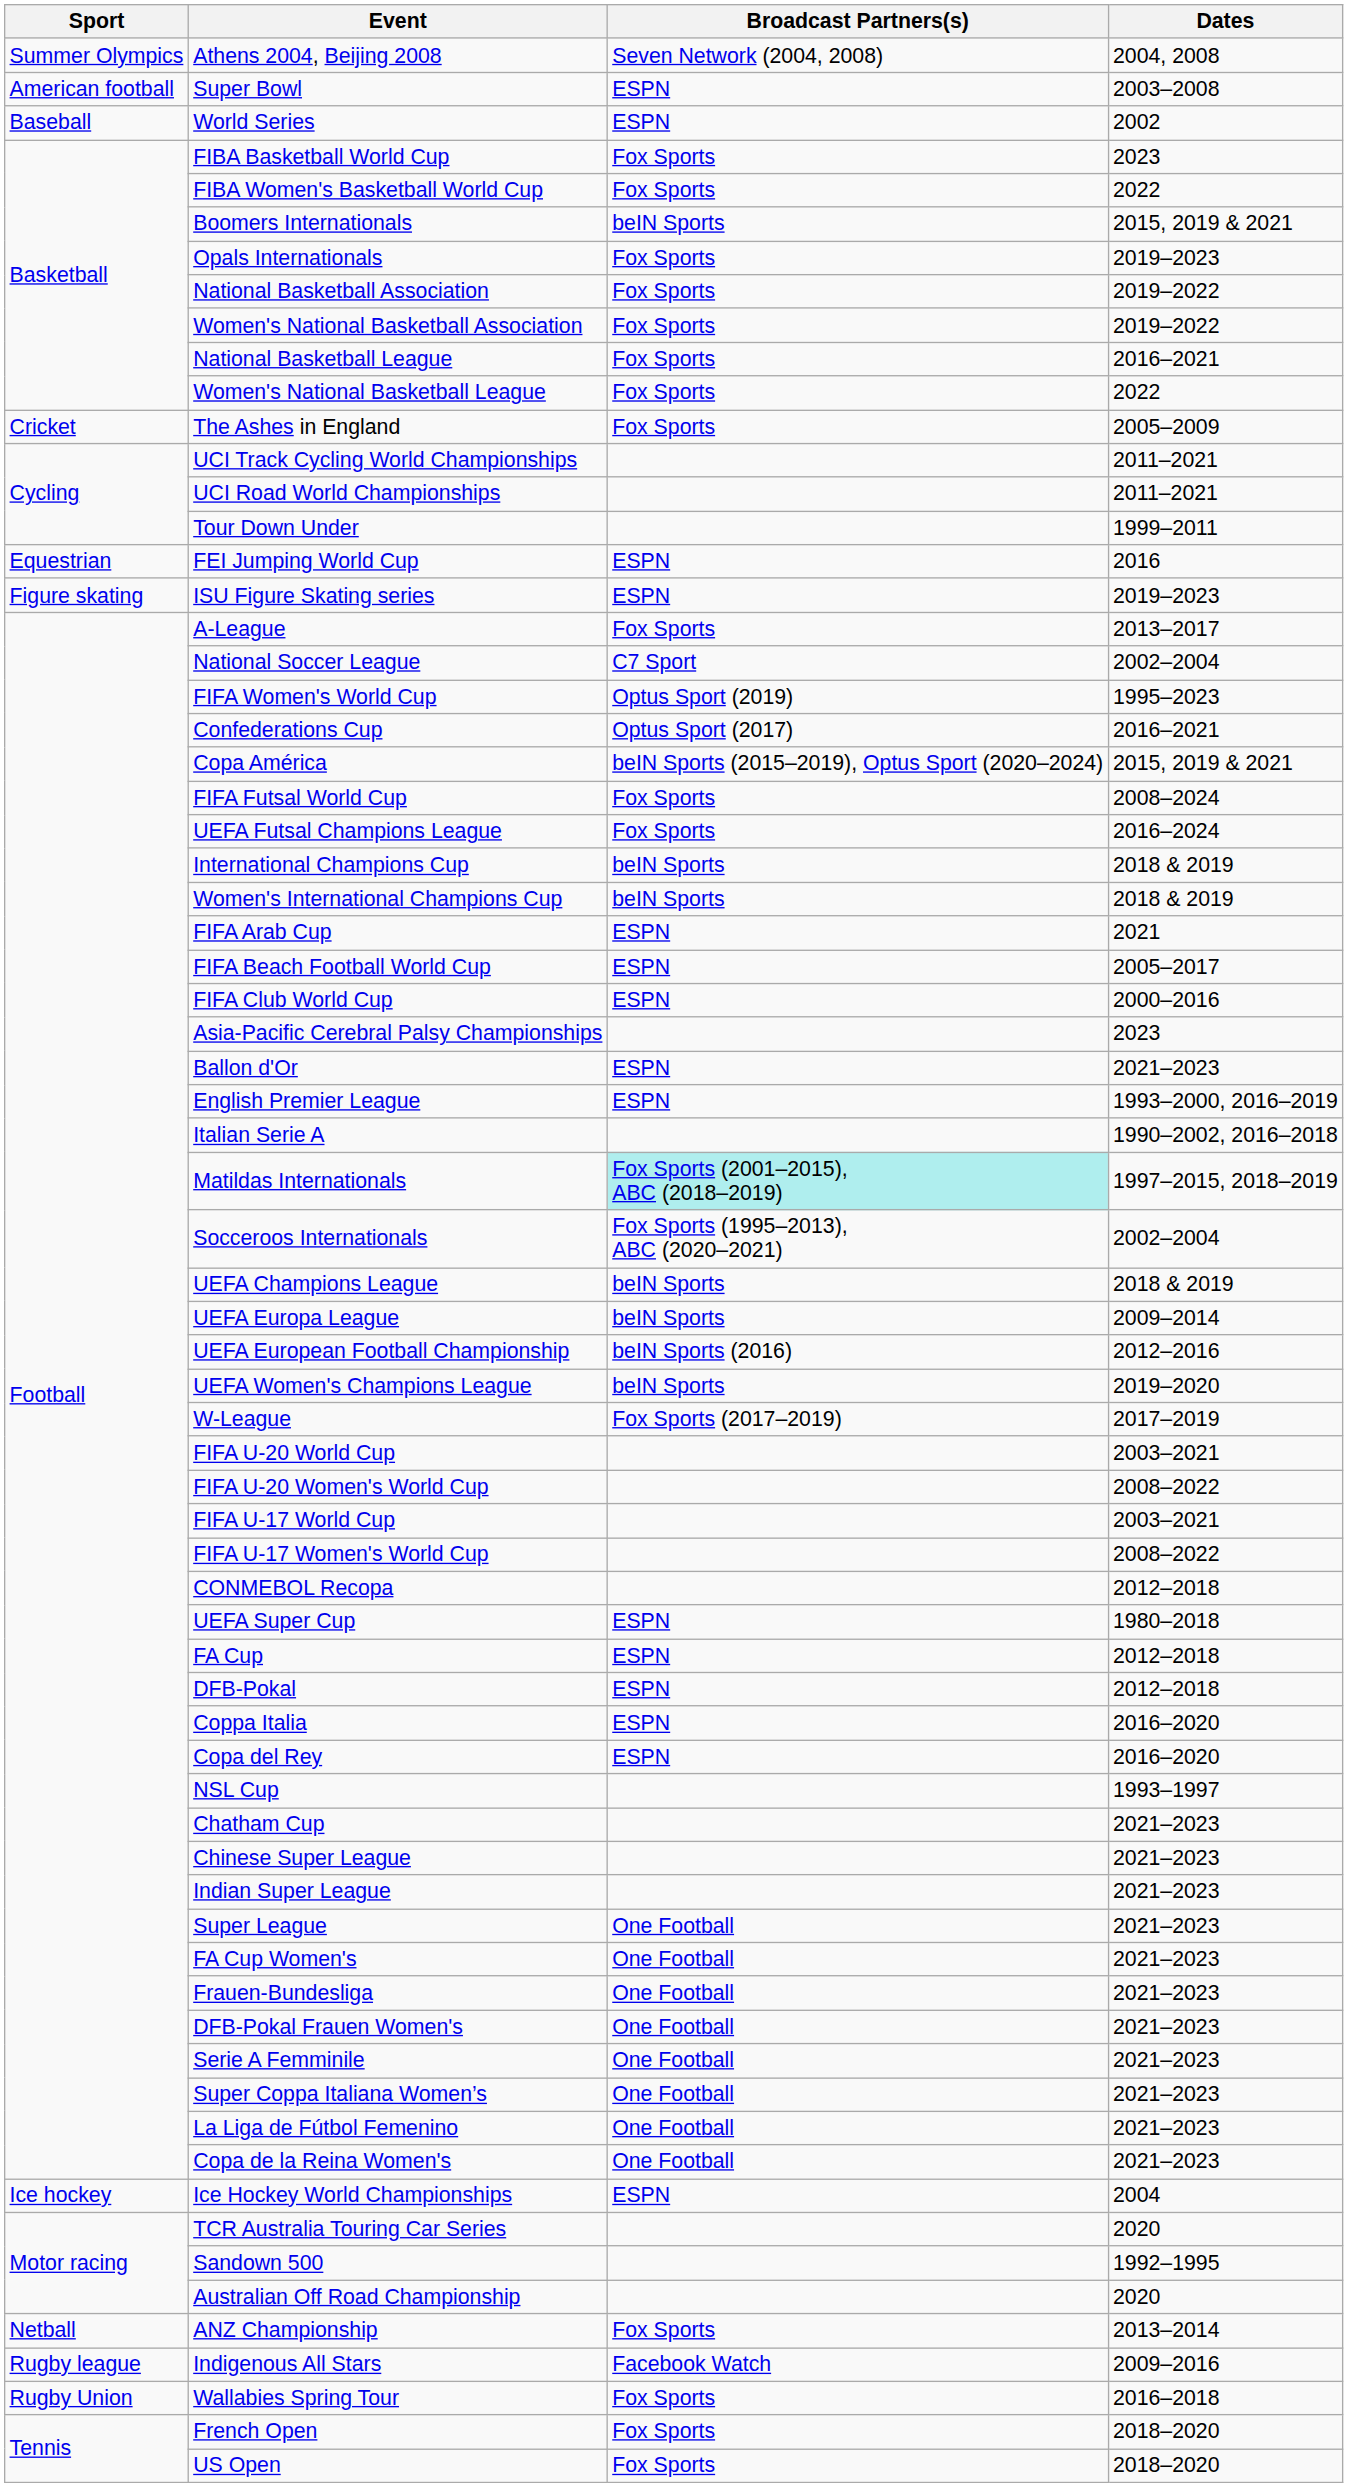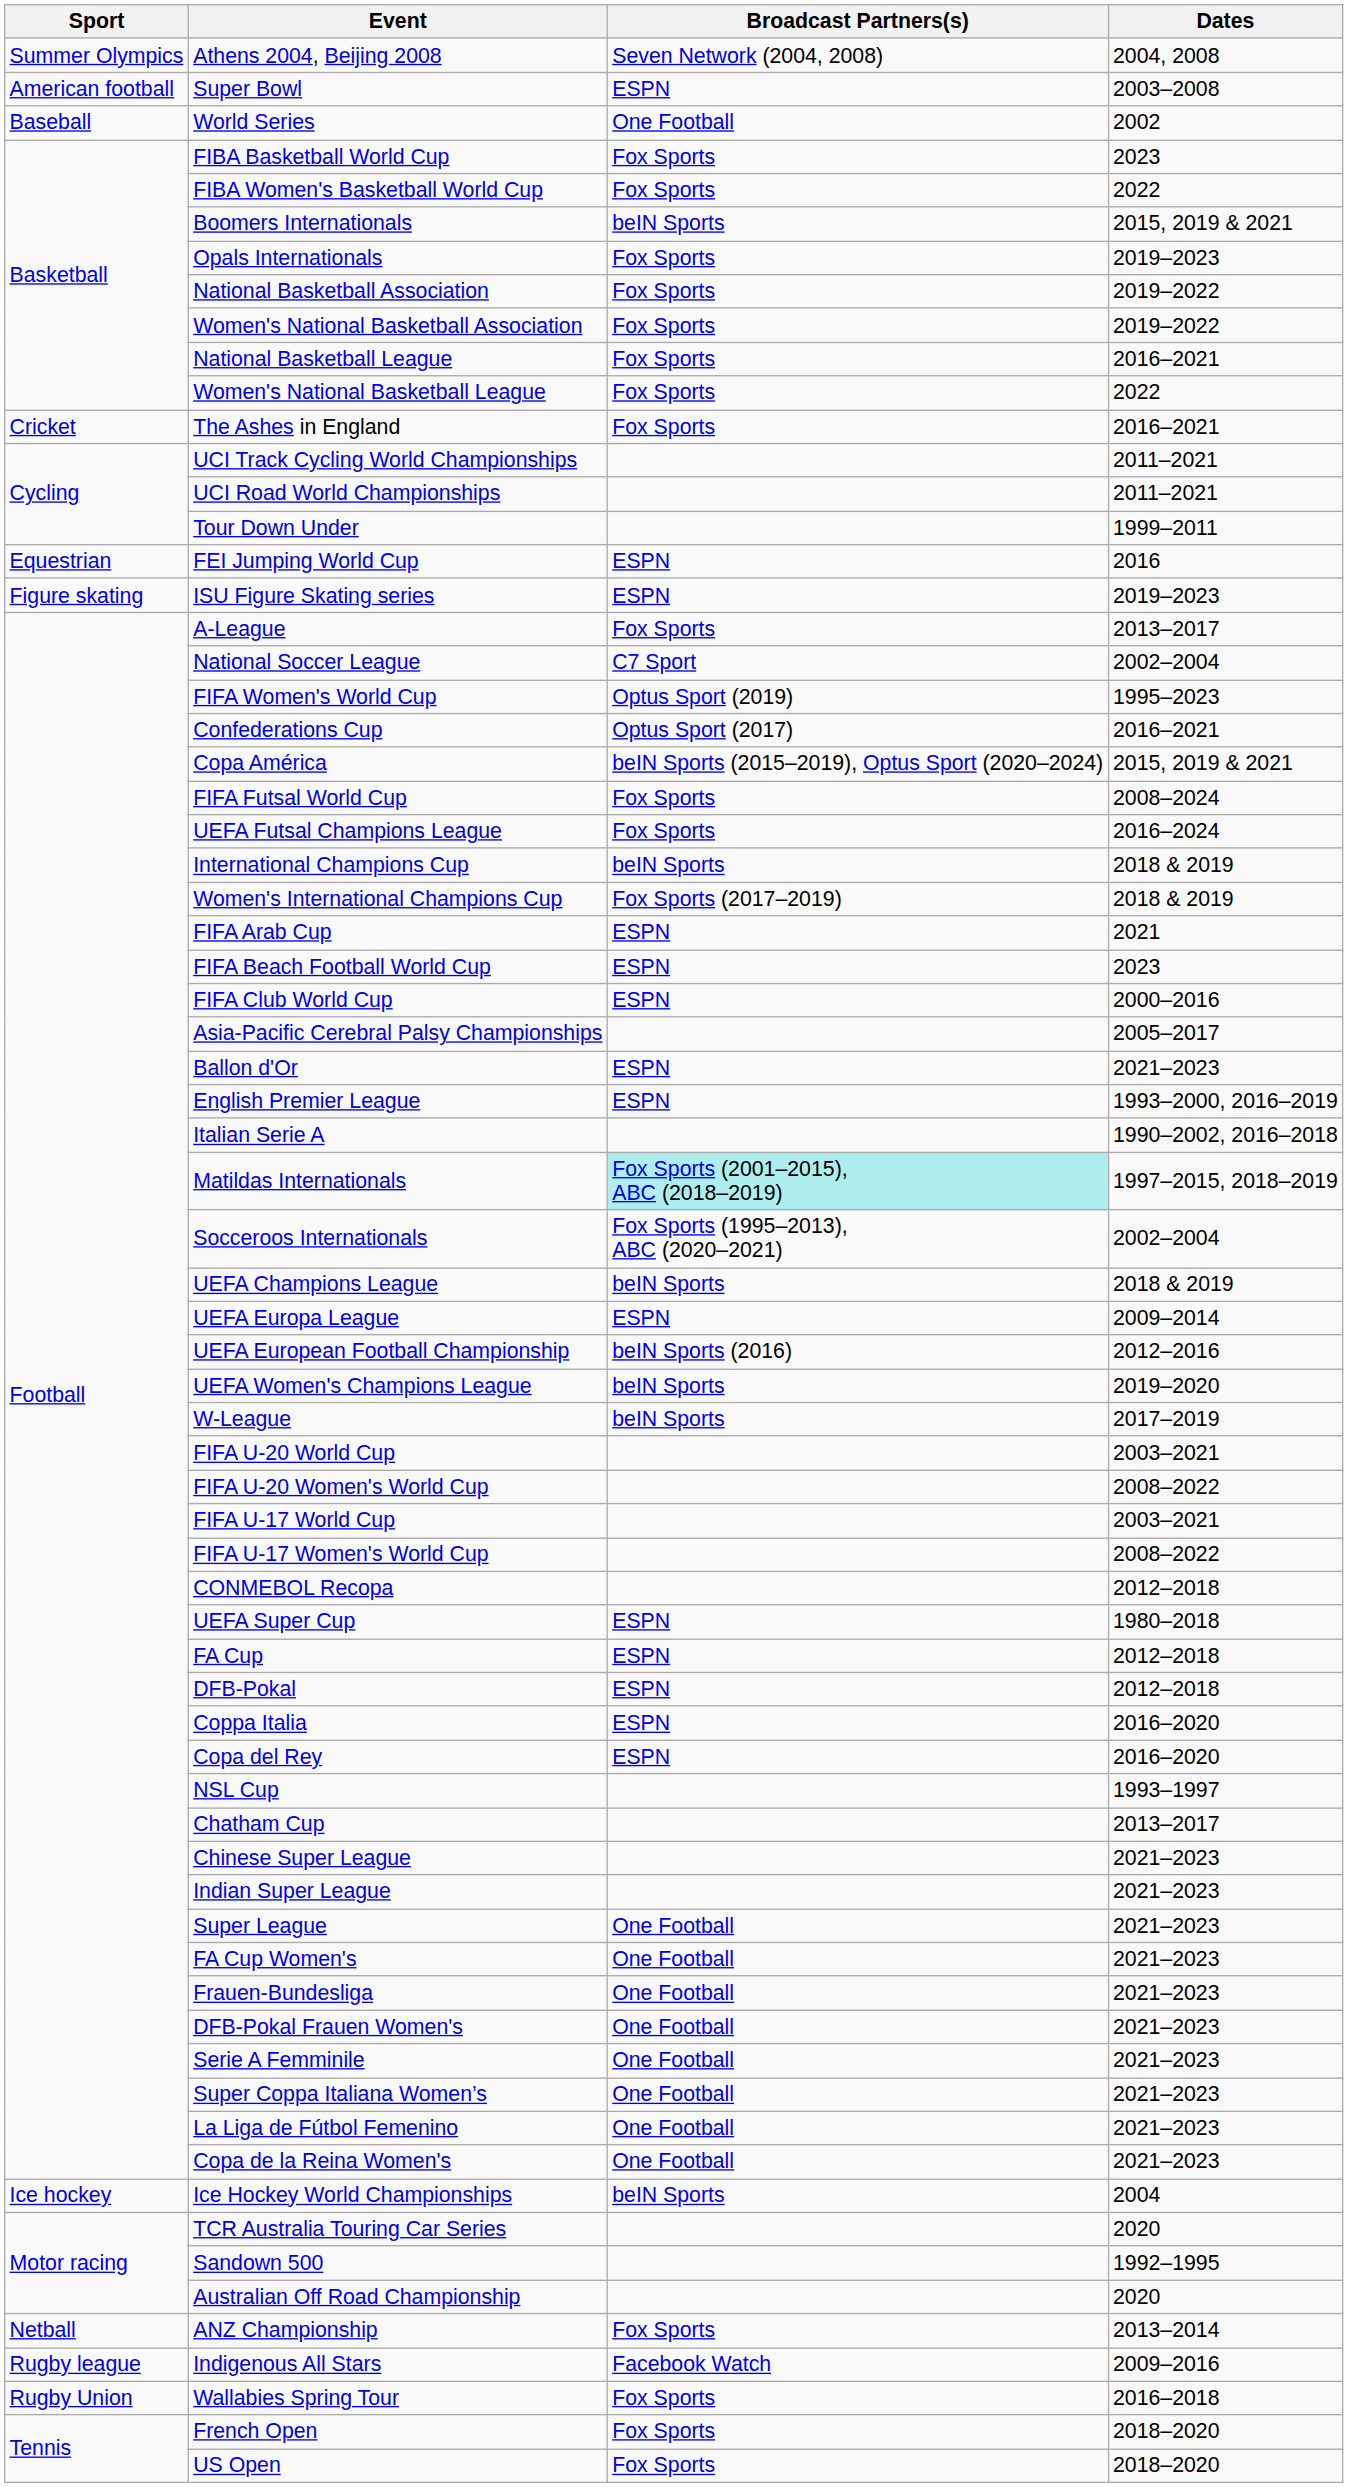(641, 122) ESPN -> (673, 122) One Football
(1166, 426) 2005–2009 -> (1166, 426) 2016–2021
(668, 898) beIN Sports -> (727, 898) Fox Sports (2017–2019)
(1166, 966) 2005–2017 -> (1137, 966) 2023
(1137, 1033) 2023 -> (1166, 1033) 2005–2017
(668, 1317) beIN Sports -> (641, 1317) ESPN
(727, 1419) Fox Sports (2017–2019) -> (668, 1419) beIN Sports
(1166, 1824) 2021–2023 -> (1166, 1824) 2013–2017
(641, 2195) ESPN -> (668, 2195) beIN Sports
